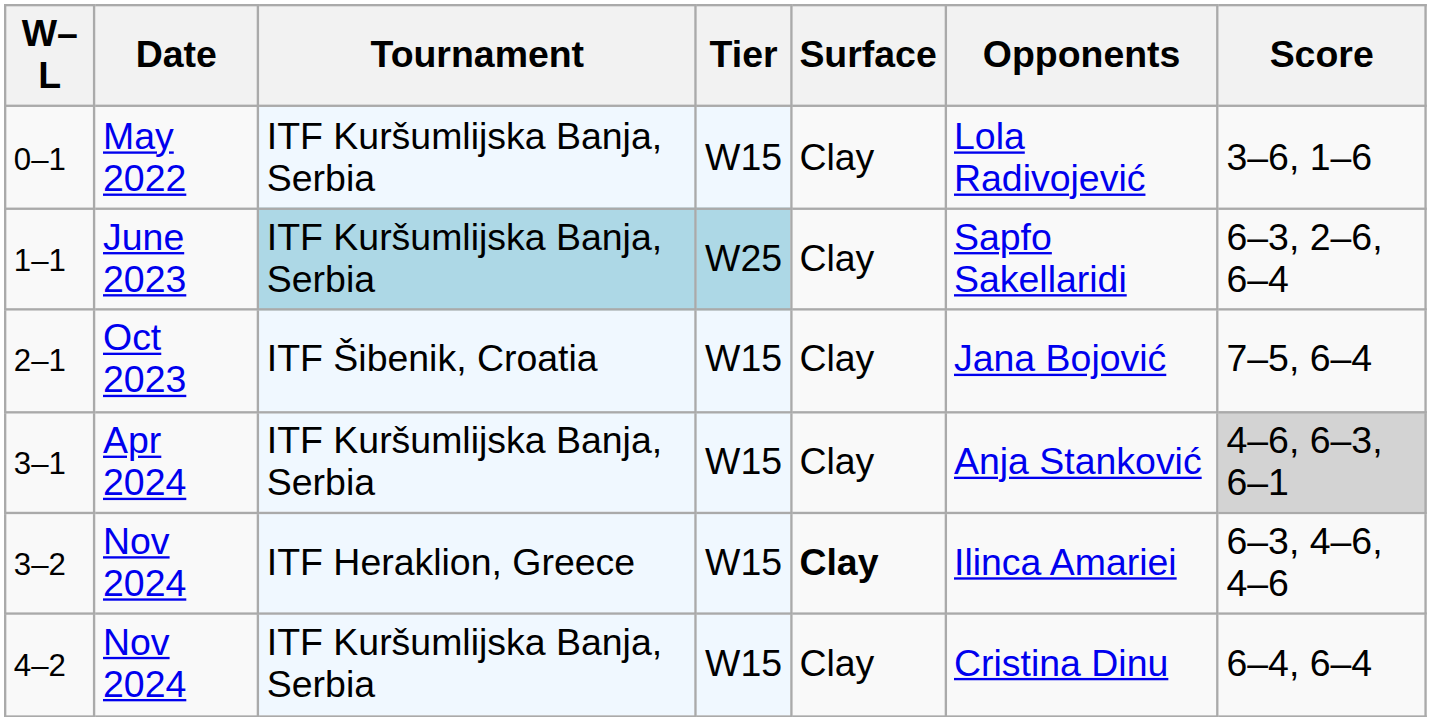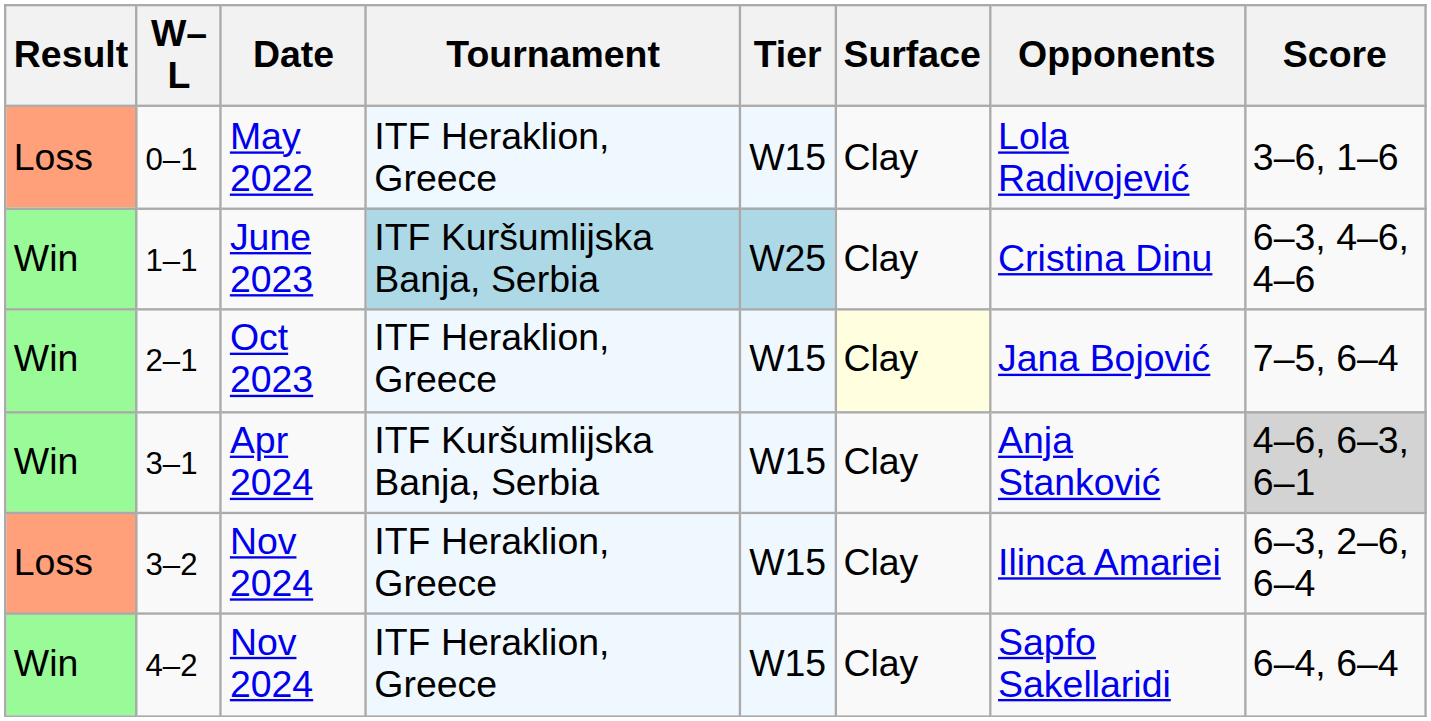+ column: (71, 55)
(464, 156) ITF Kuršumlijska Banja, Serbia -> (492, 156) ITF Heraklion, Greece
(1040, 258) Sapfo Sakellaridi -> (1105, 258) Cristina Dinu
(1305, 258) 6–3, 2–6, 6–4 -> (1331, 258) 6–3, 4–6, 4–6
(432, 359) ITF Šibenik, Croatia -> (492, 359) ITF Heraklion, Greece
(837, 359) no background -> (881, 359) lightyellow background
(839, 562) bold -> (881, 562) normal
(1305, 562) 6–3, 4–6, 4–6 -> (1331, 562) 6–3, 2–6, 6–4
(464, 664) ITF Kuršumlijska Banja, Serbia -> (492, 664) ITF Heraklion, Greece
(1061, 664) Cristina Dinu -> (1084, 664) Sapfo Sakellaridi
